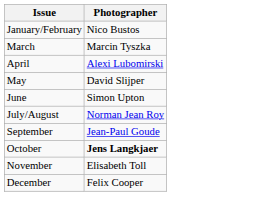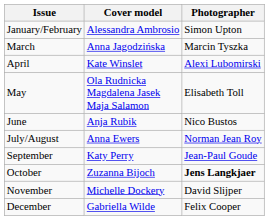+ column: (133, 13)
(113, 30) Nico Bustos -> (213, 30) Simon Upton
(115, 81) David Slijper -> (214, 93) Elisabeth Toll
(116, 98) Simon Upton -> (211, 122) Nico Bustos
(117, 166) Elisabeth Toll -> (213, 190) David Slijper
